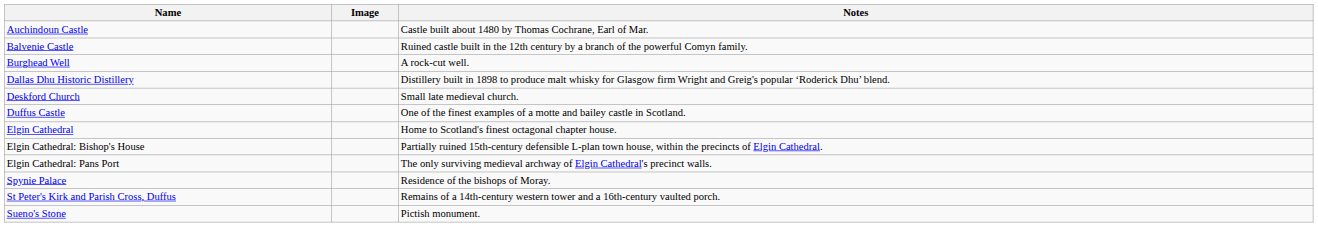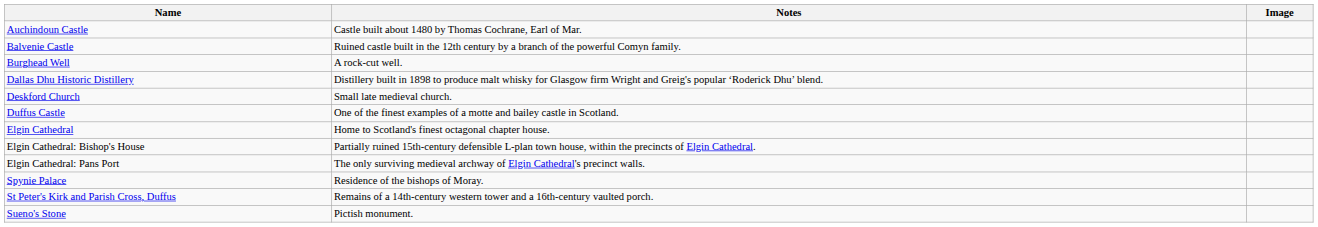columns swapped: (365, 12) <-> (856, 12)
